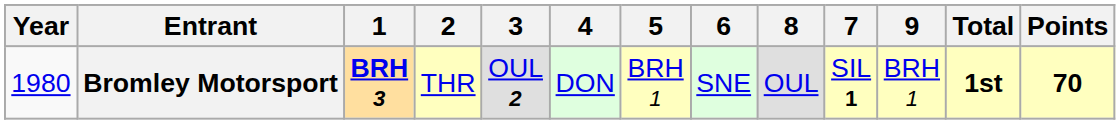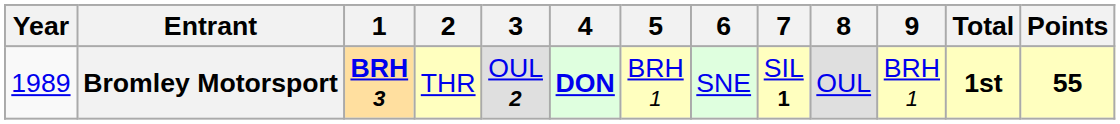columns swapped: (851, 26) <-> (791, 26)
(41, 82) 1980 -> (41, 82) 1989
(585, 82) normal -> (585, 82) bold
(1068, 82) 70 -> (1068, 82) 55
